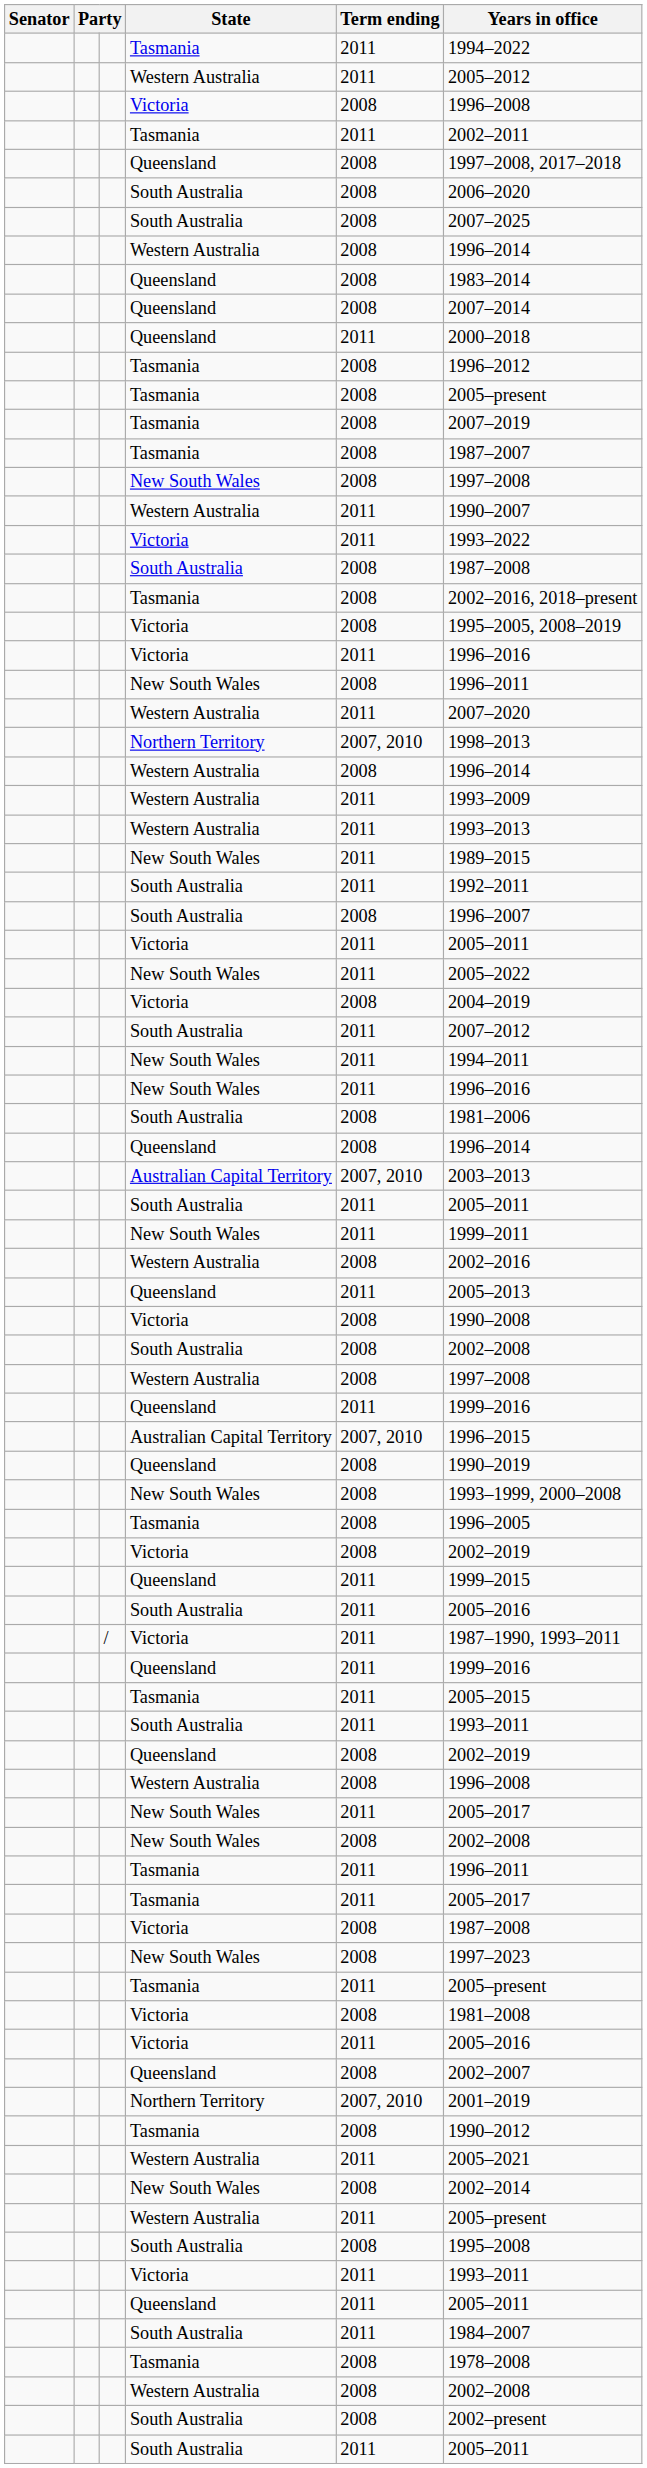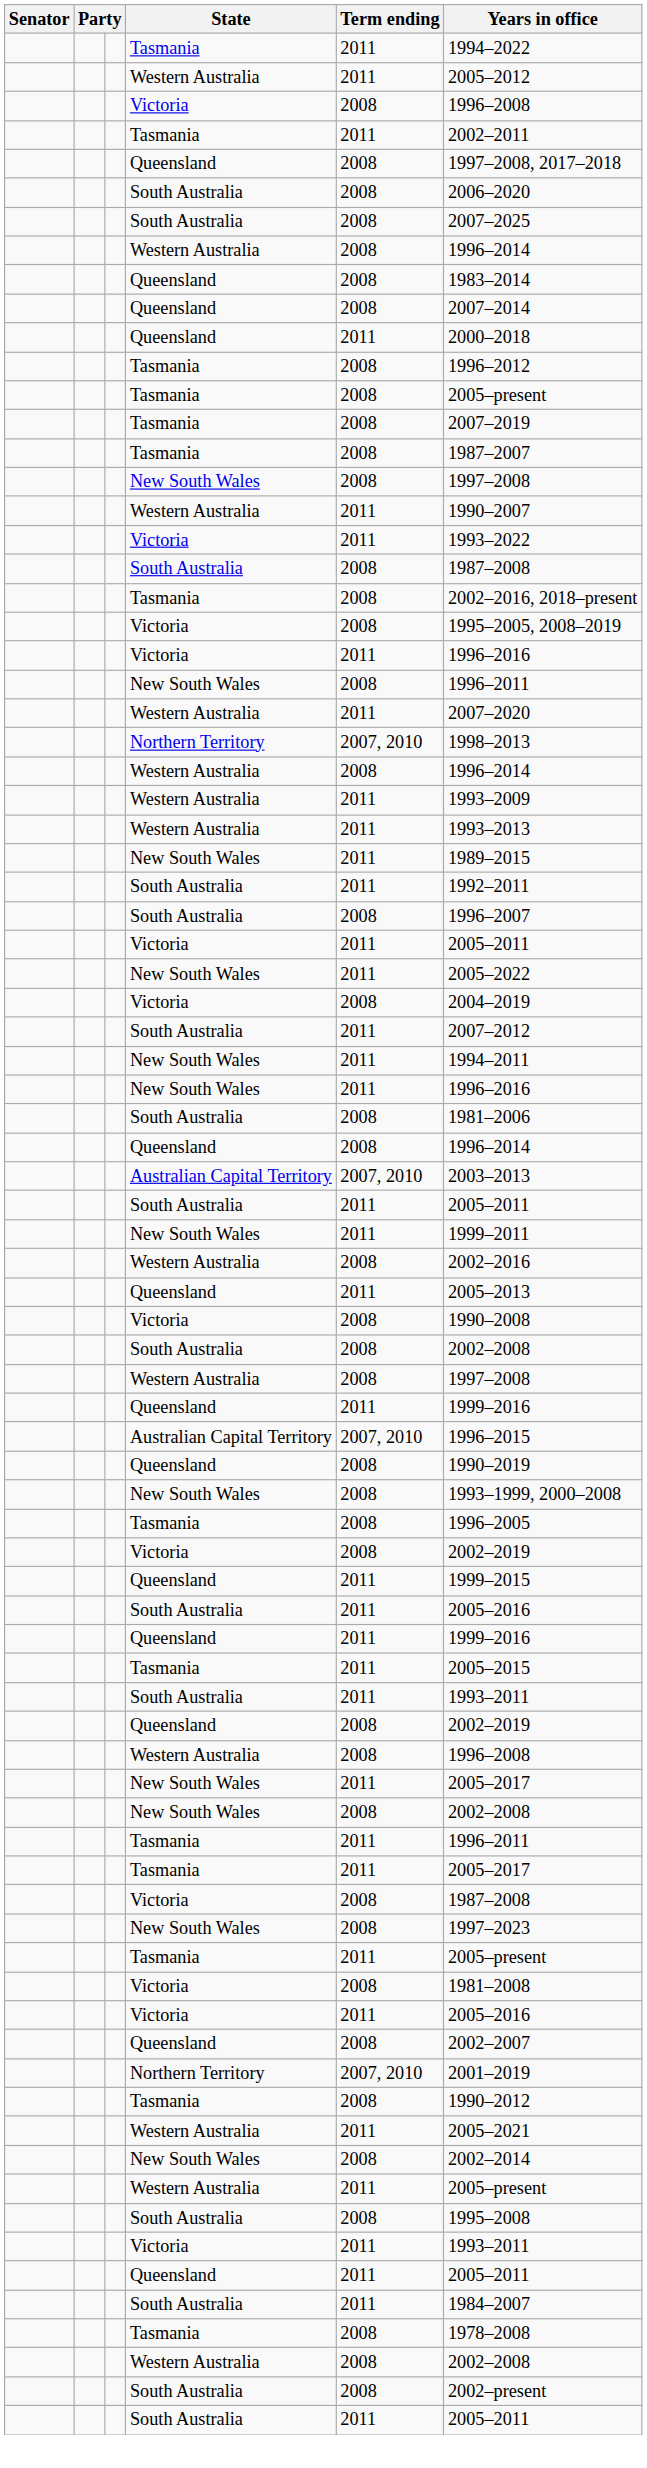- row: (106, 1638)
